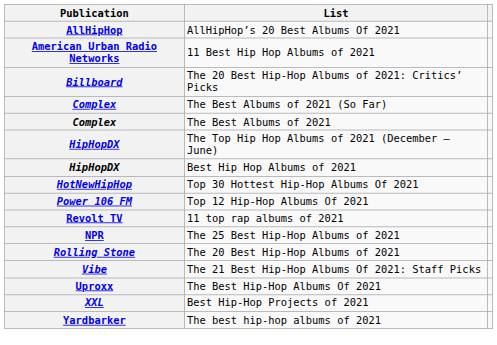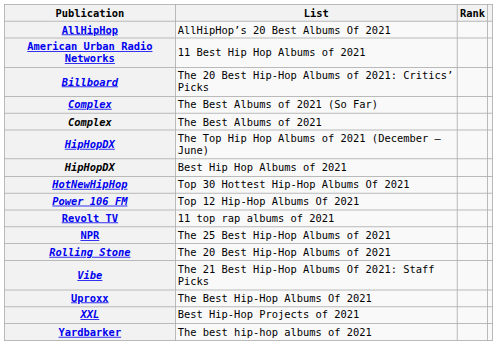+ column: (472, 13)
